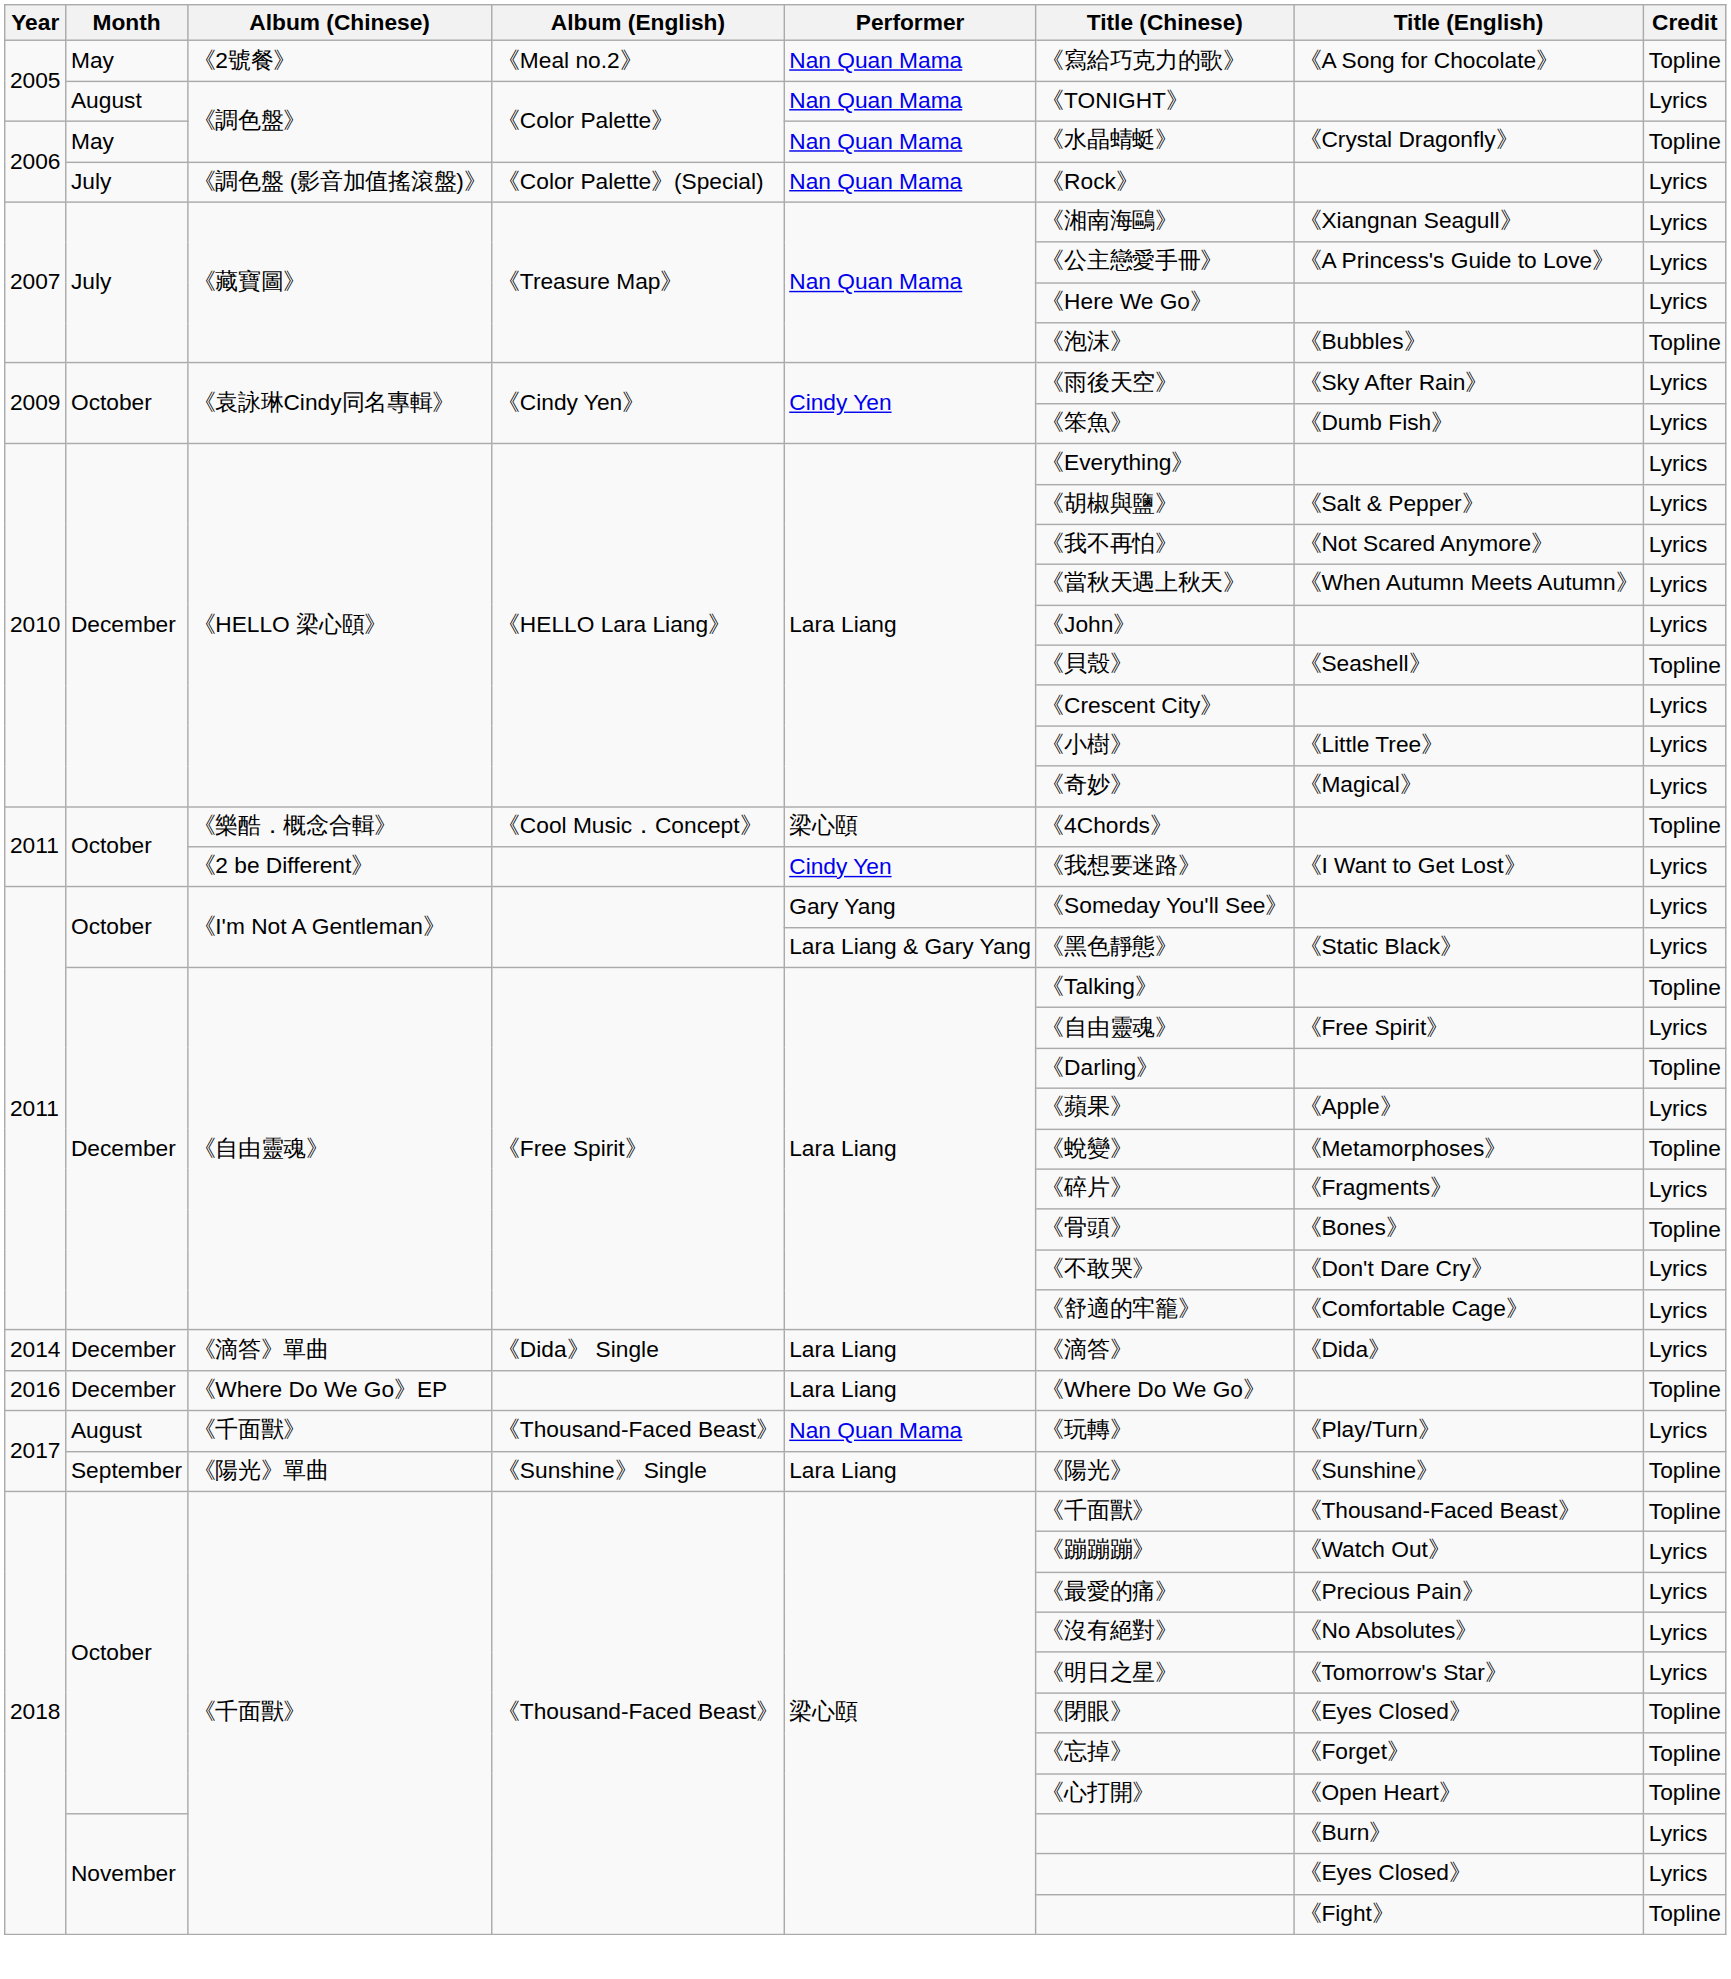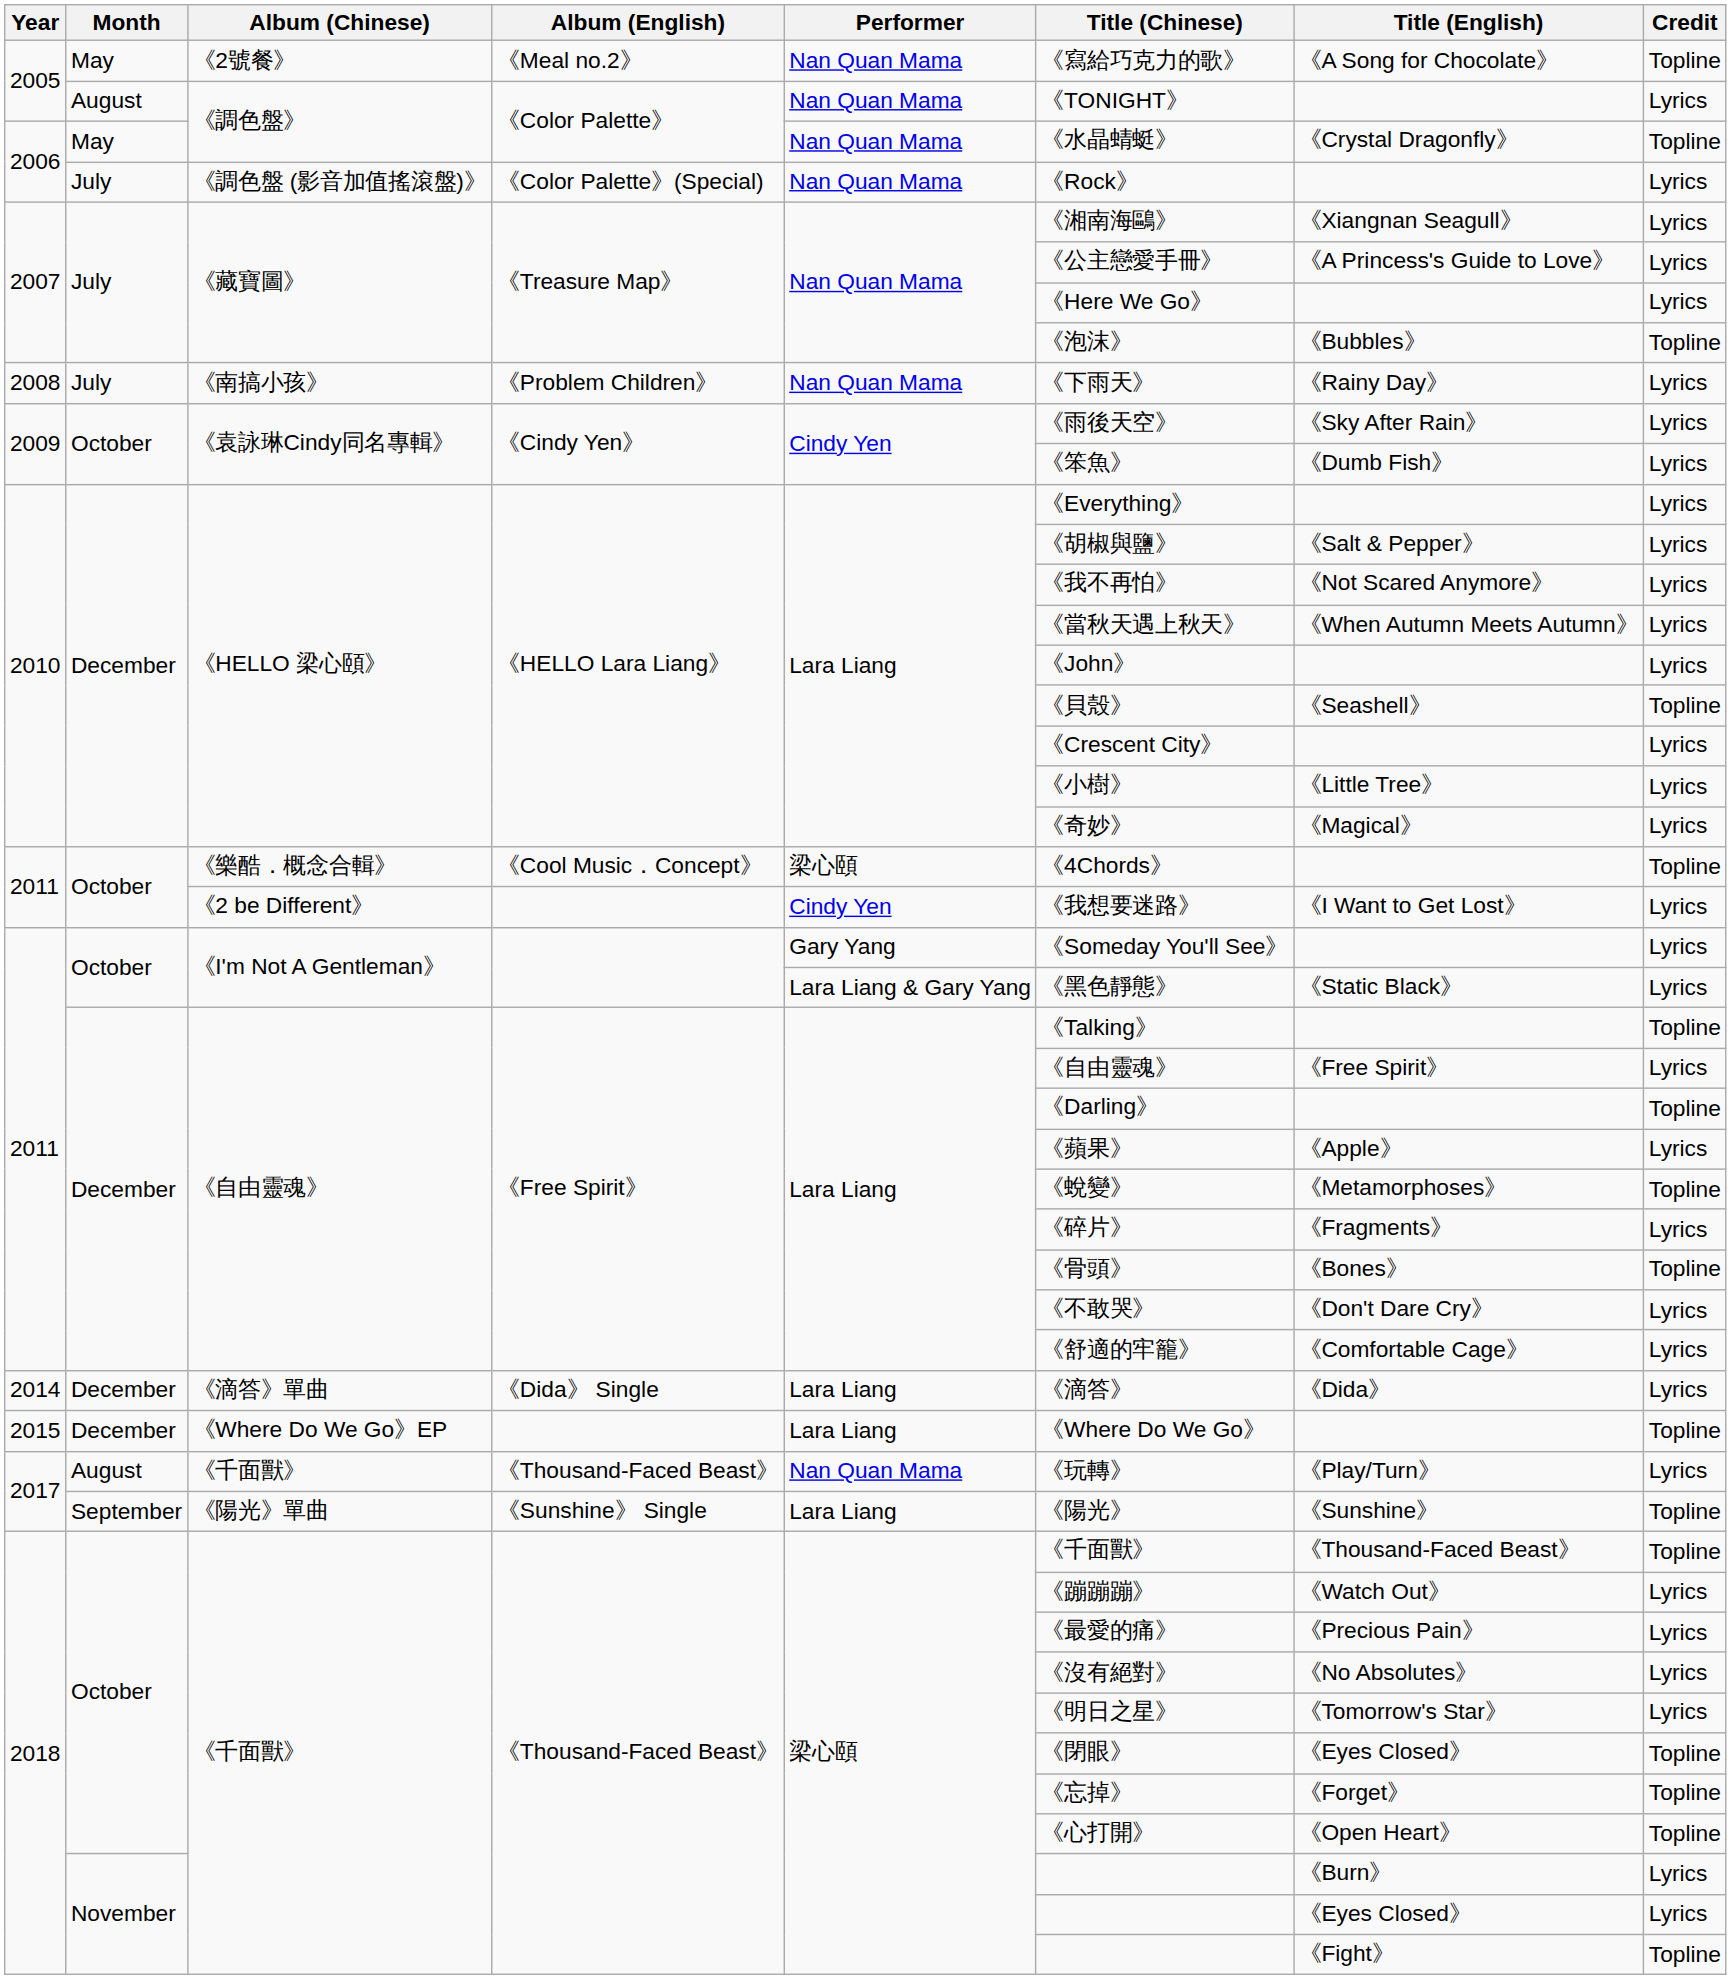+ row: (91, 383)
(35, 1390) 2016 -> (35, 1430) 2015
